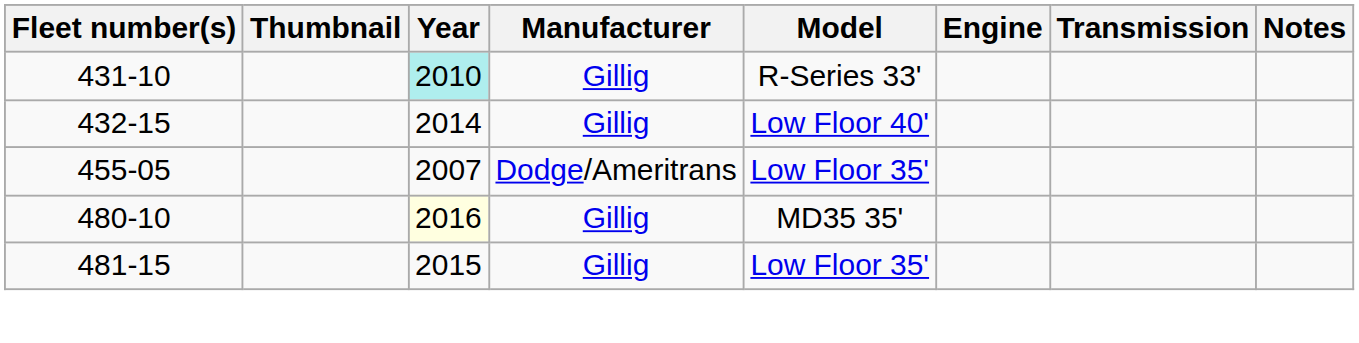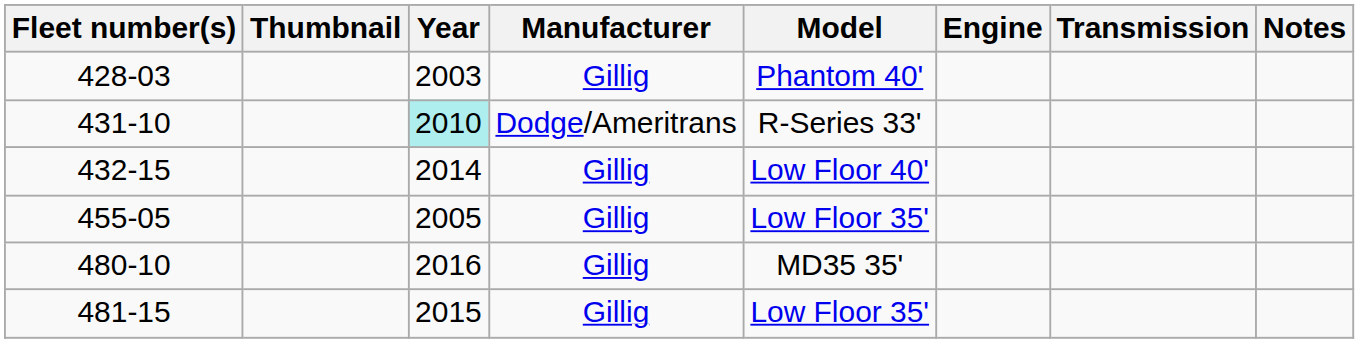+ row: (124, 75)
(616, 75) Gillig -> (616, 123) Dodge/Ameritrans
(448, 170) 2007 -> (448, 218) 2005
(616, 170) Dodge/Ameritrans -> (616, 218) Gillig
(448, 218) lightyellow background -> (448, 265) no background
